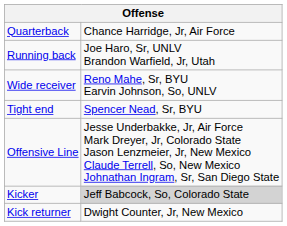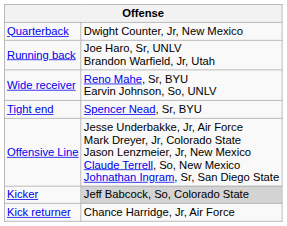(159, 31) Chance Harridge, Jr, Air Force -> (163, 31) Dwight Counter, Jr, New Mexico
(163, 213) Dwight Counter, Jr, New Mexico -> (159, 213) Chance Harridge, Jr, Air Force
